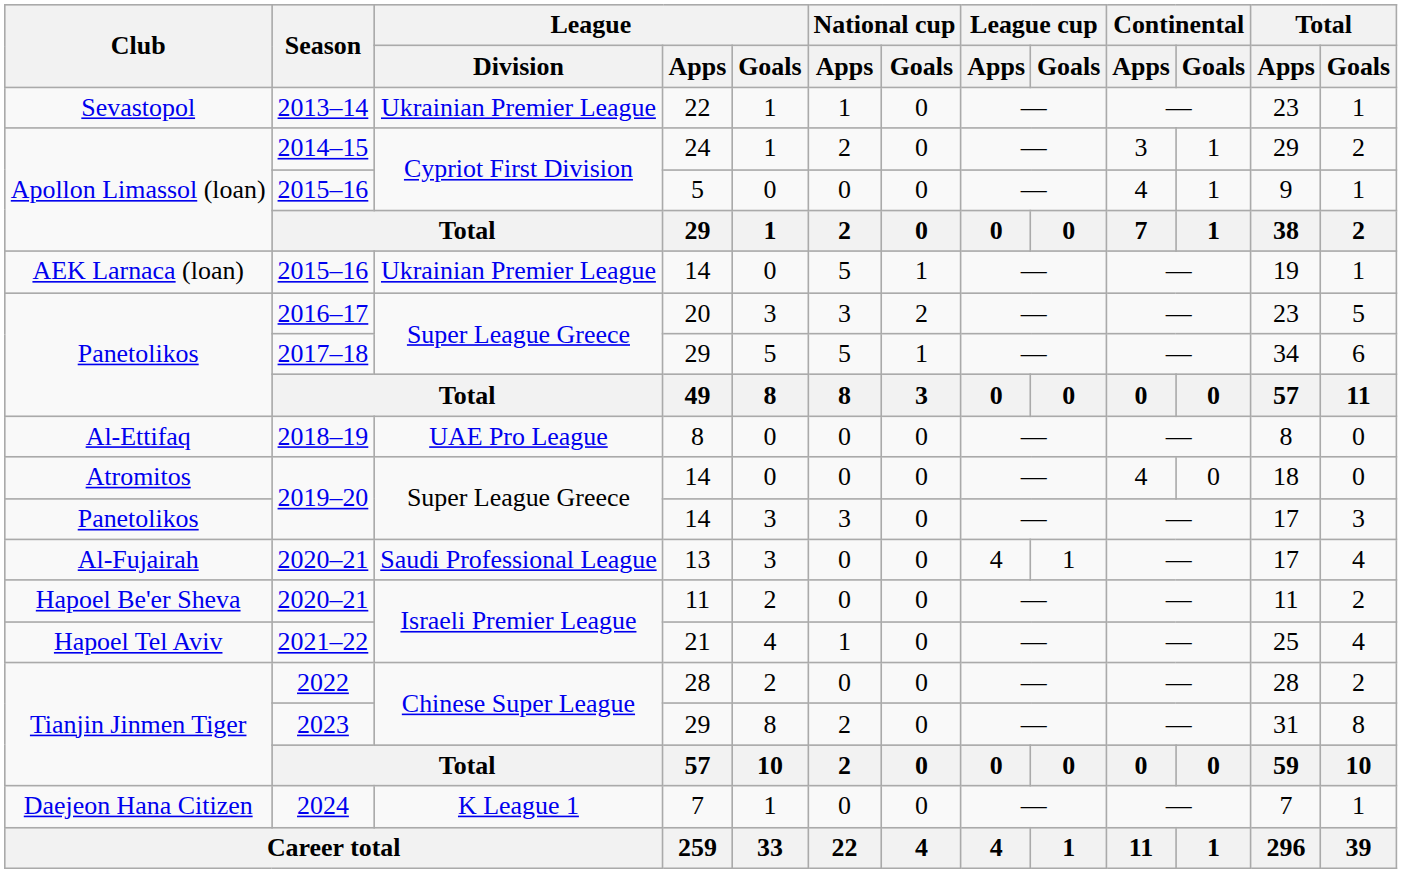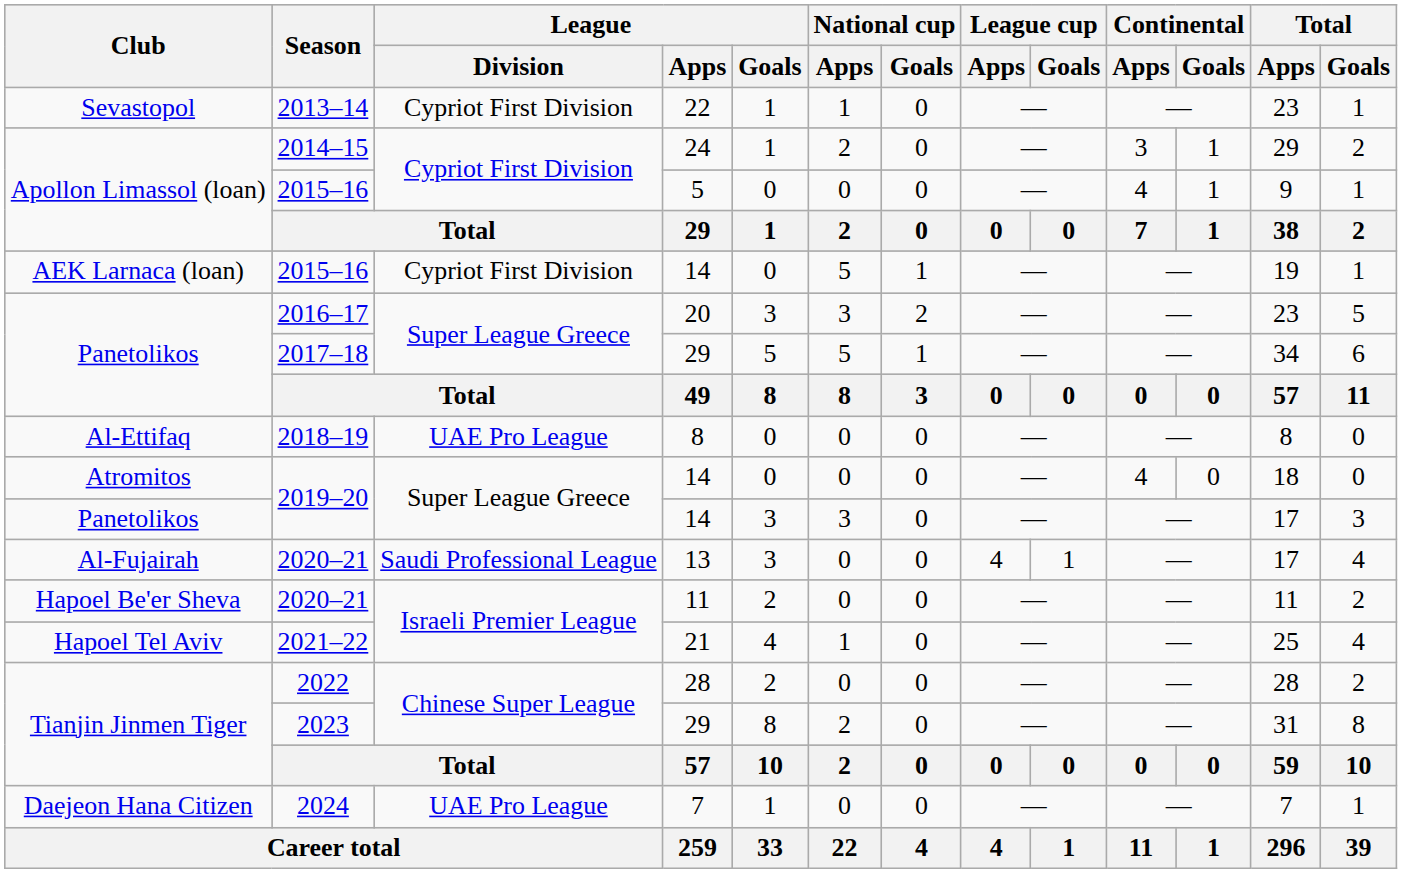(518, 107) Ukrainian Premier League -> (518, 107) Cypriot First Division
(518, 271) Ukrainian Premier League -> (518, 271) Cypriot First Division
(518, 806) K League 1 -> (518, 806) UAE Pro League
